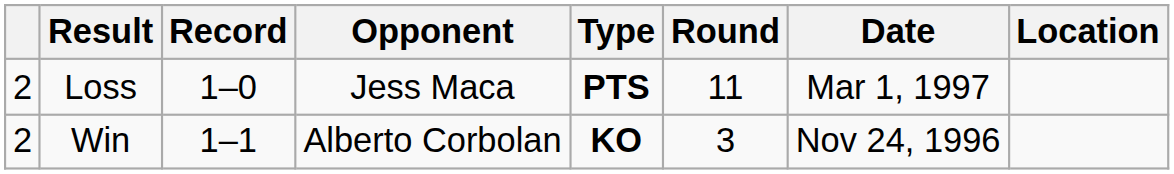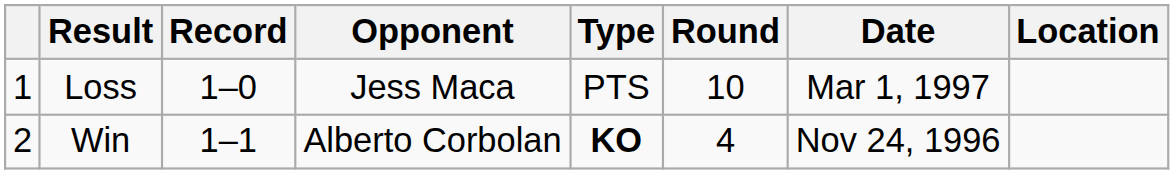(23, 86) 2 -> (23, 86) 1
(616, 86) bold -> (616, 86) normal
(725, 86) 11 -> (725, 86) 10
(725, 140) 3 -> (725, 140) 4
